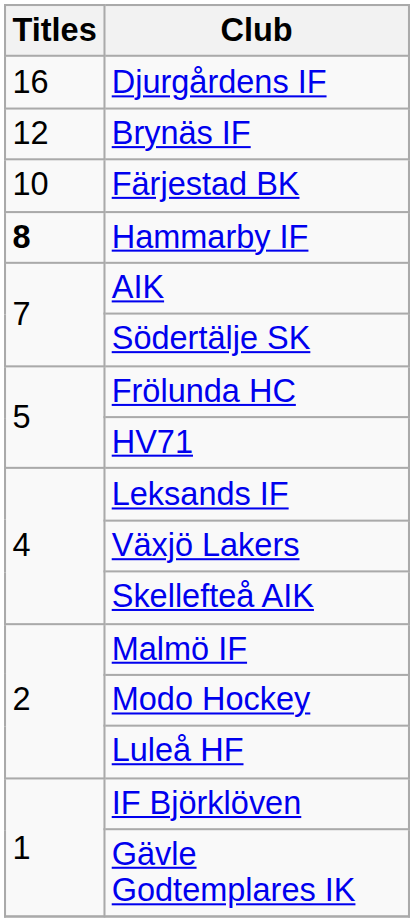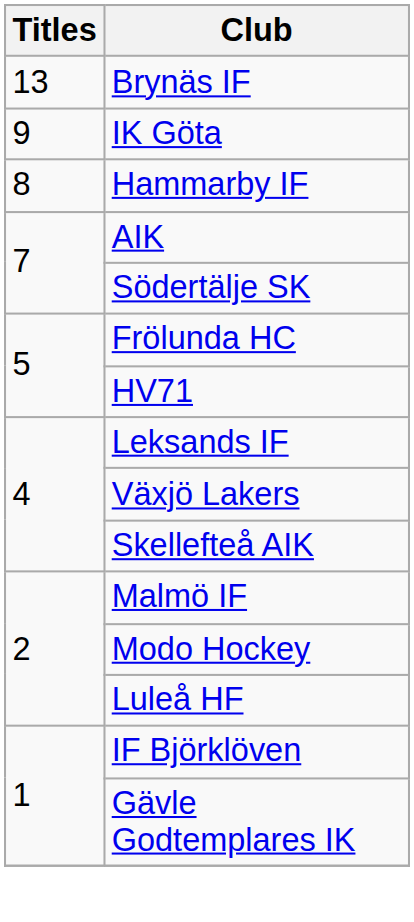- row: (219, 81)
(31, 133) 12 -> (31, 81) 13
- row: (206, 184)
+ row: (167, 133)
(22, 236) bold -> (22, 184) normal
